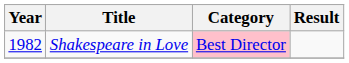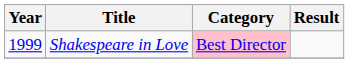(25, 44) 1982 -> (25, 44) 1999
